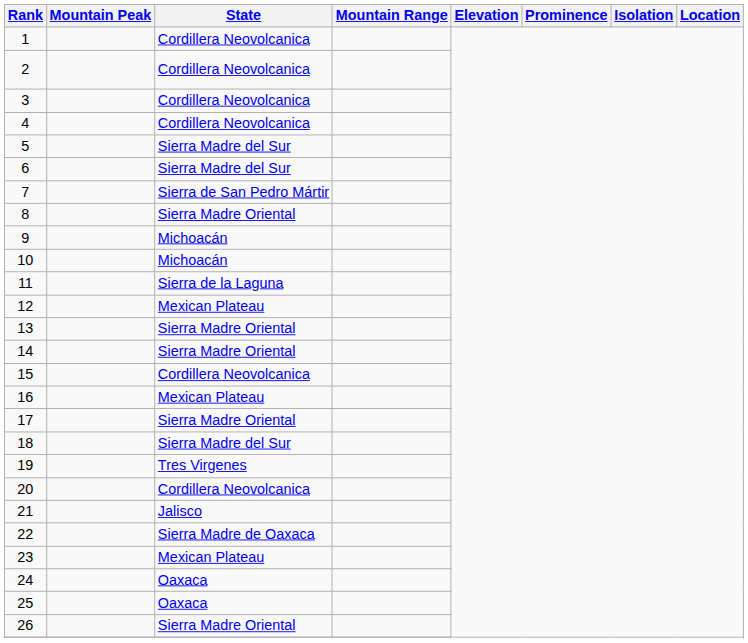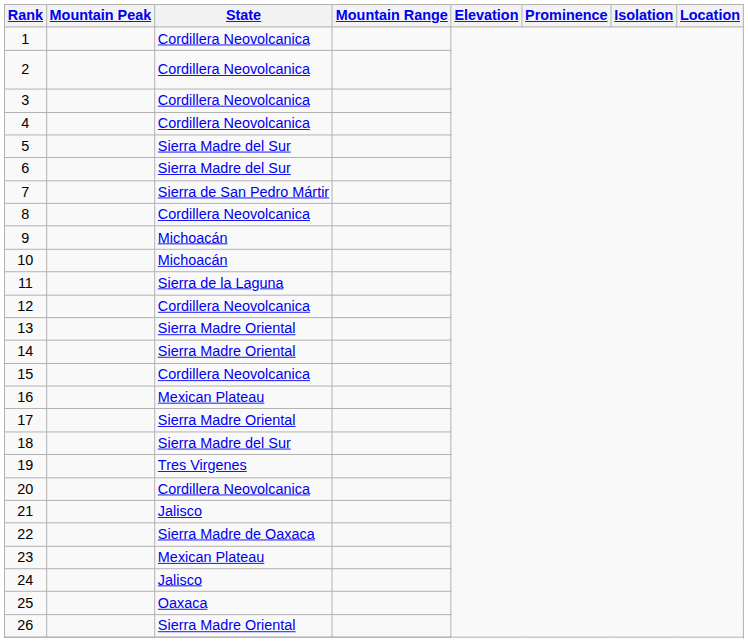(227, 214) Sierra Madre Oriental -> (234, 214) Cordillera Neovolcanica
(211, 306) Mexican Plateau -> (234, 306) Cordillera Neovolcanica
(183, 580) Oaxaca -> (180, 580) Jalisco
